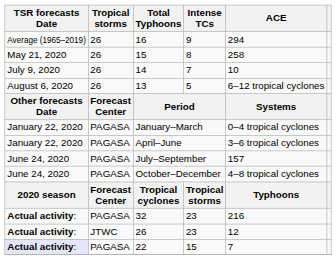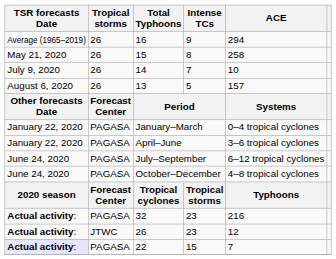(276, 85) 6–12 tropical cyclones -> (236, 85) 157
(236, 158) 157 -> (276, 158) 6–12 tropical cyclones
